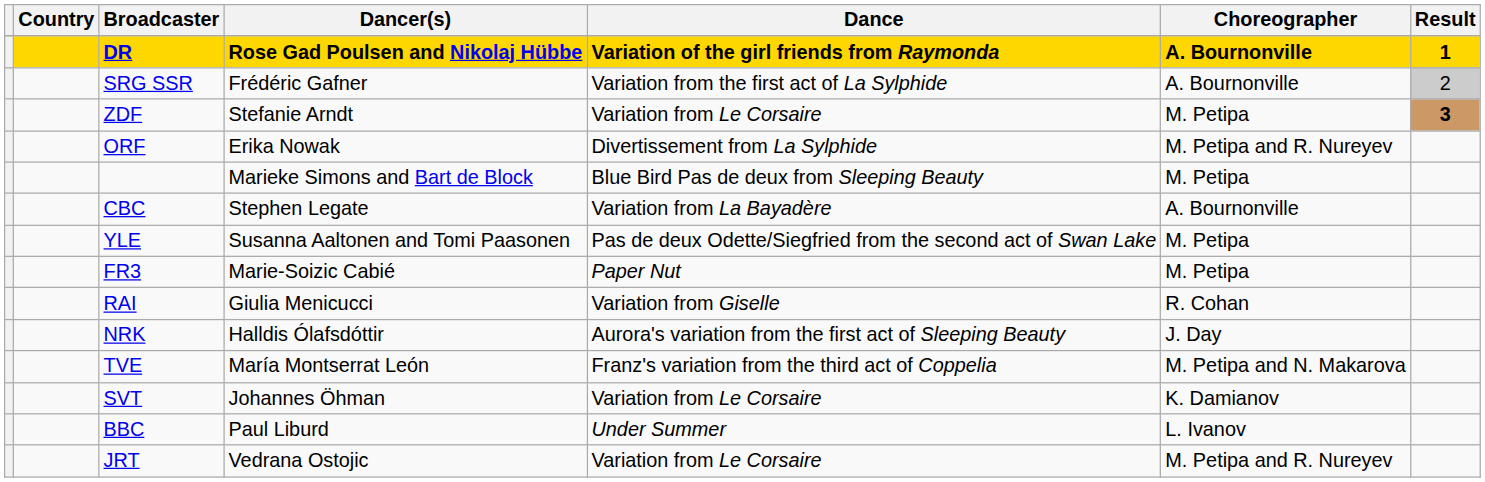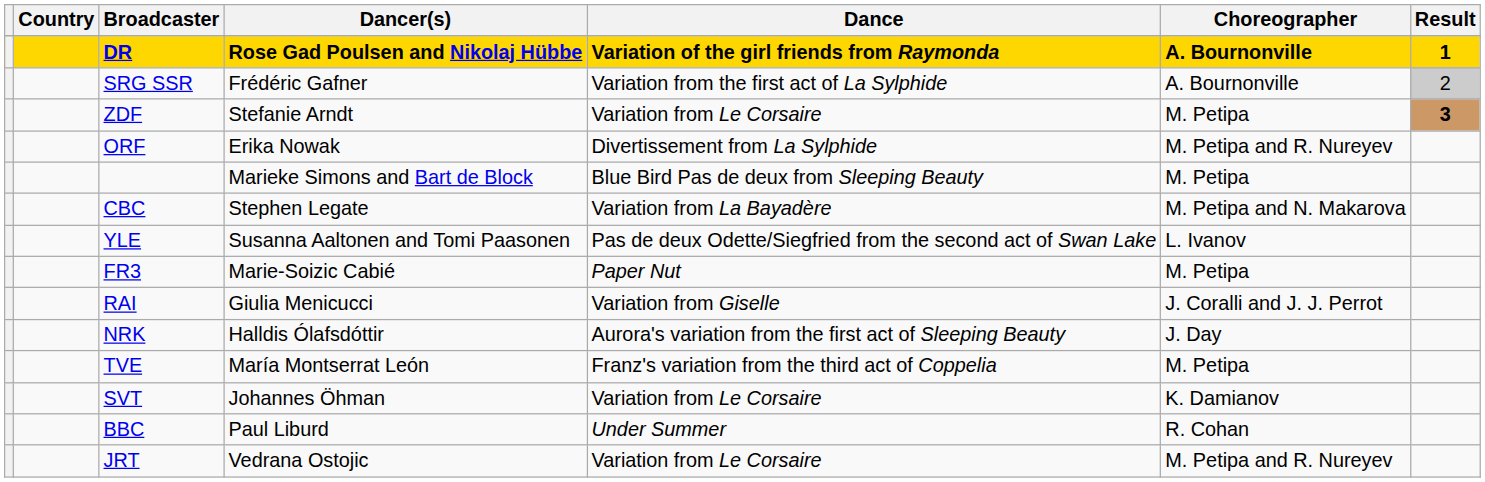(1232, 209) A. Bournonville -> (1286, 209) M. Petipa and N. Makarova
(1207, 240) M. Petipa -> (1206, 240) L. Ivanov
(1207, 303) R. Cohan -> (1274, 303) J. Coralli and J. J. Perrot
(1286, 366) M. Petipa and N. Makarova -> (1207, 366) M. Petipa
(1206, 429) L. Ivanov -> (1207, 429) R. Cohan
